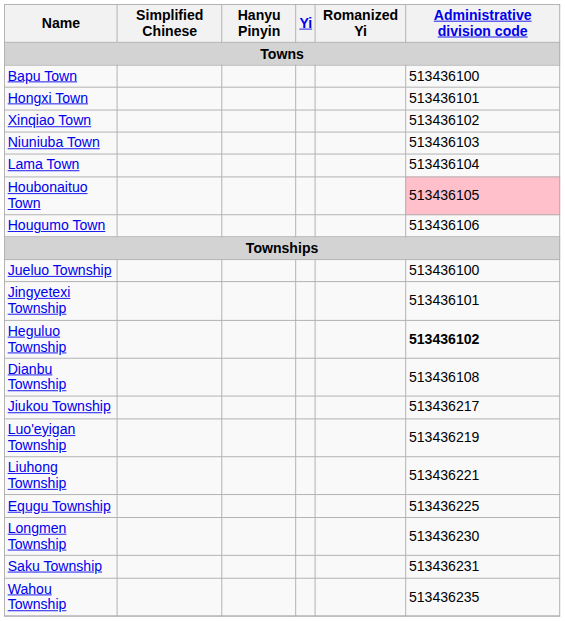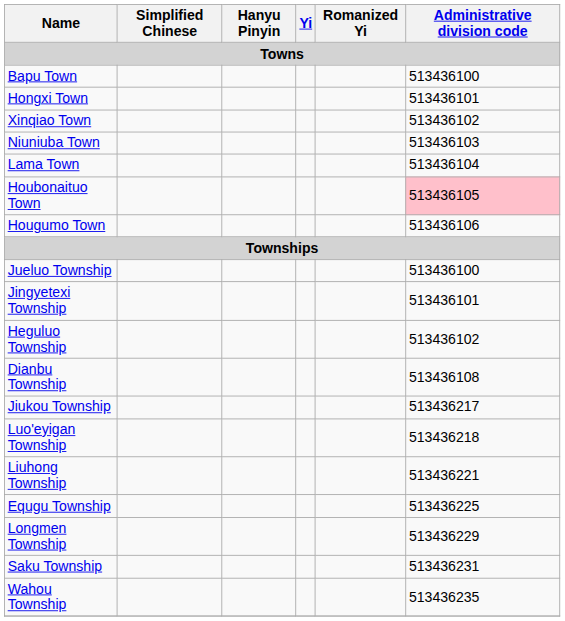(444, 339) bold -> (444, 339) normal
(444, 437) 513436219 -> (444, 437) 513436218
(444, 536) 513436230 -> (444, 536) 513436229
